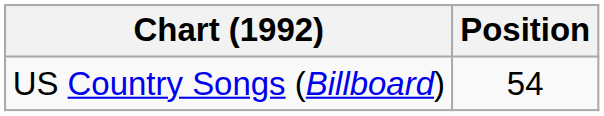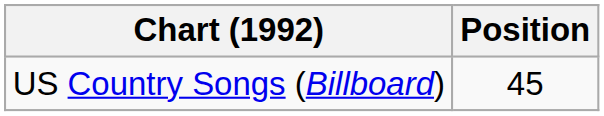(525, 82) 54 -> (525, 82) 45
